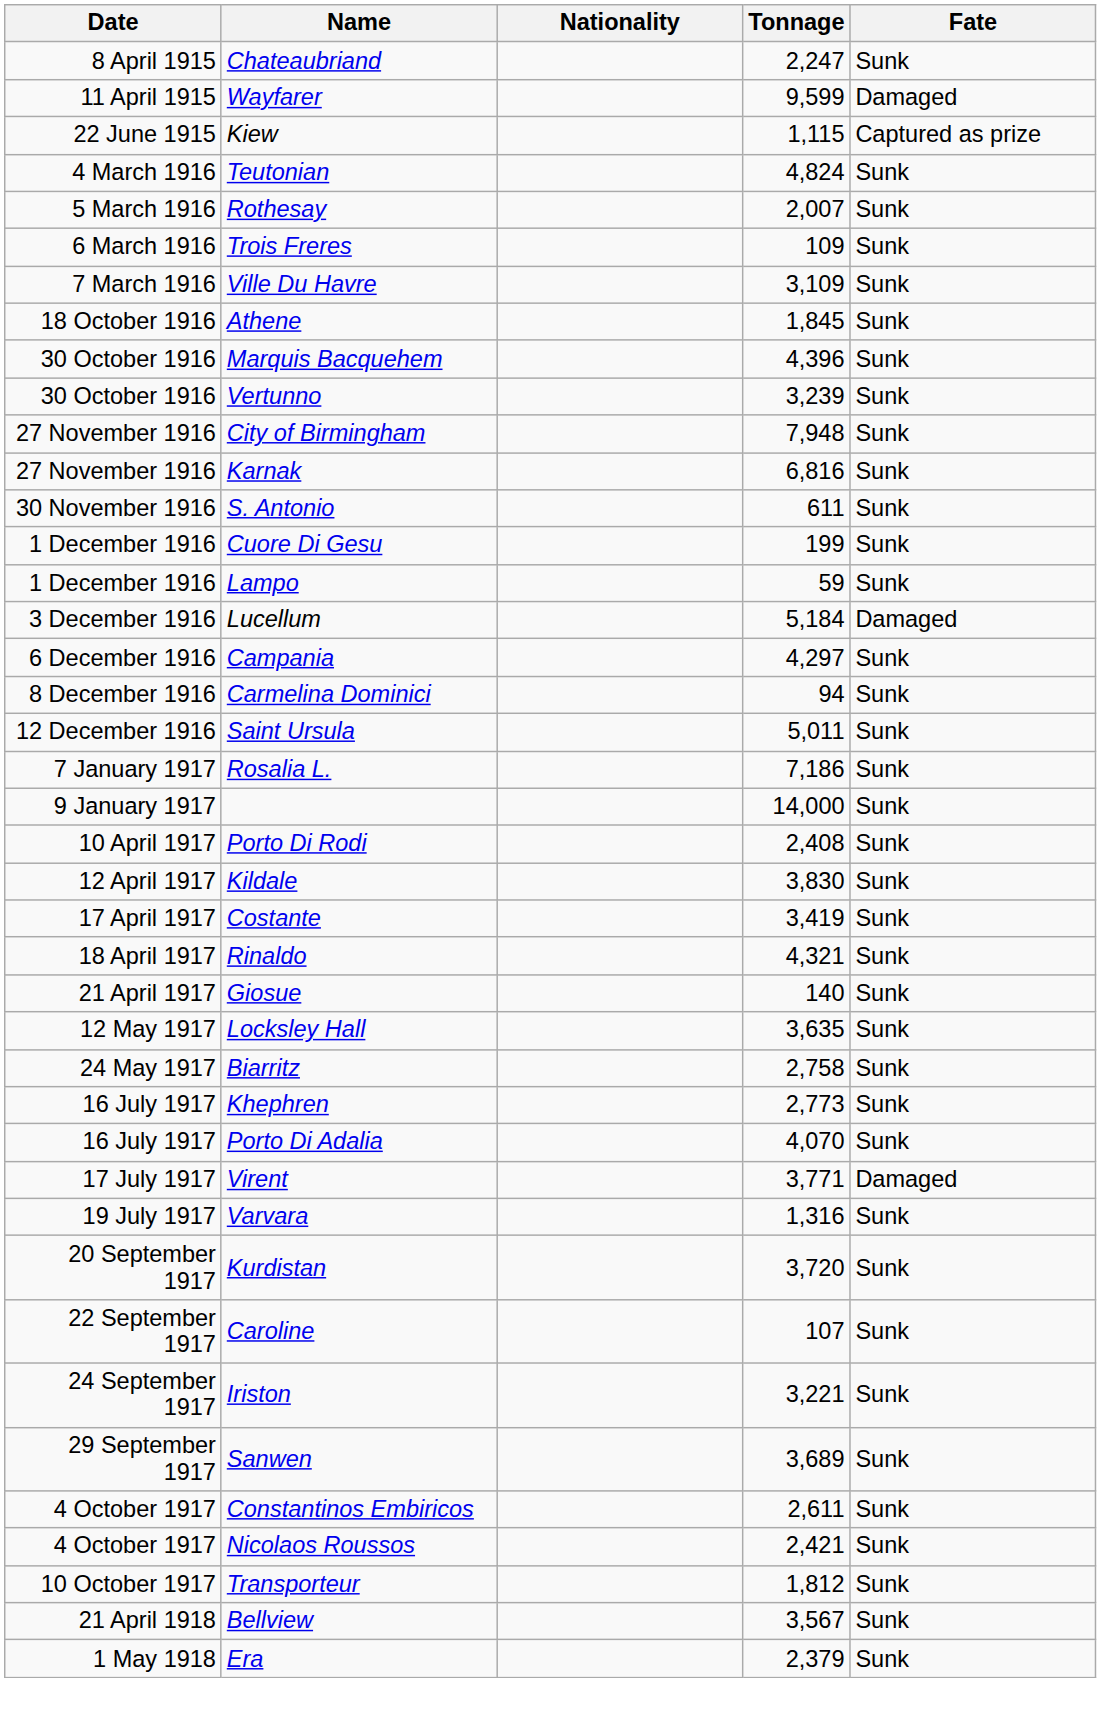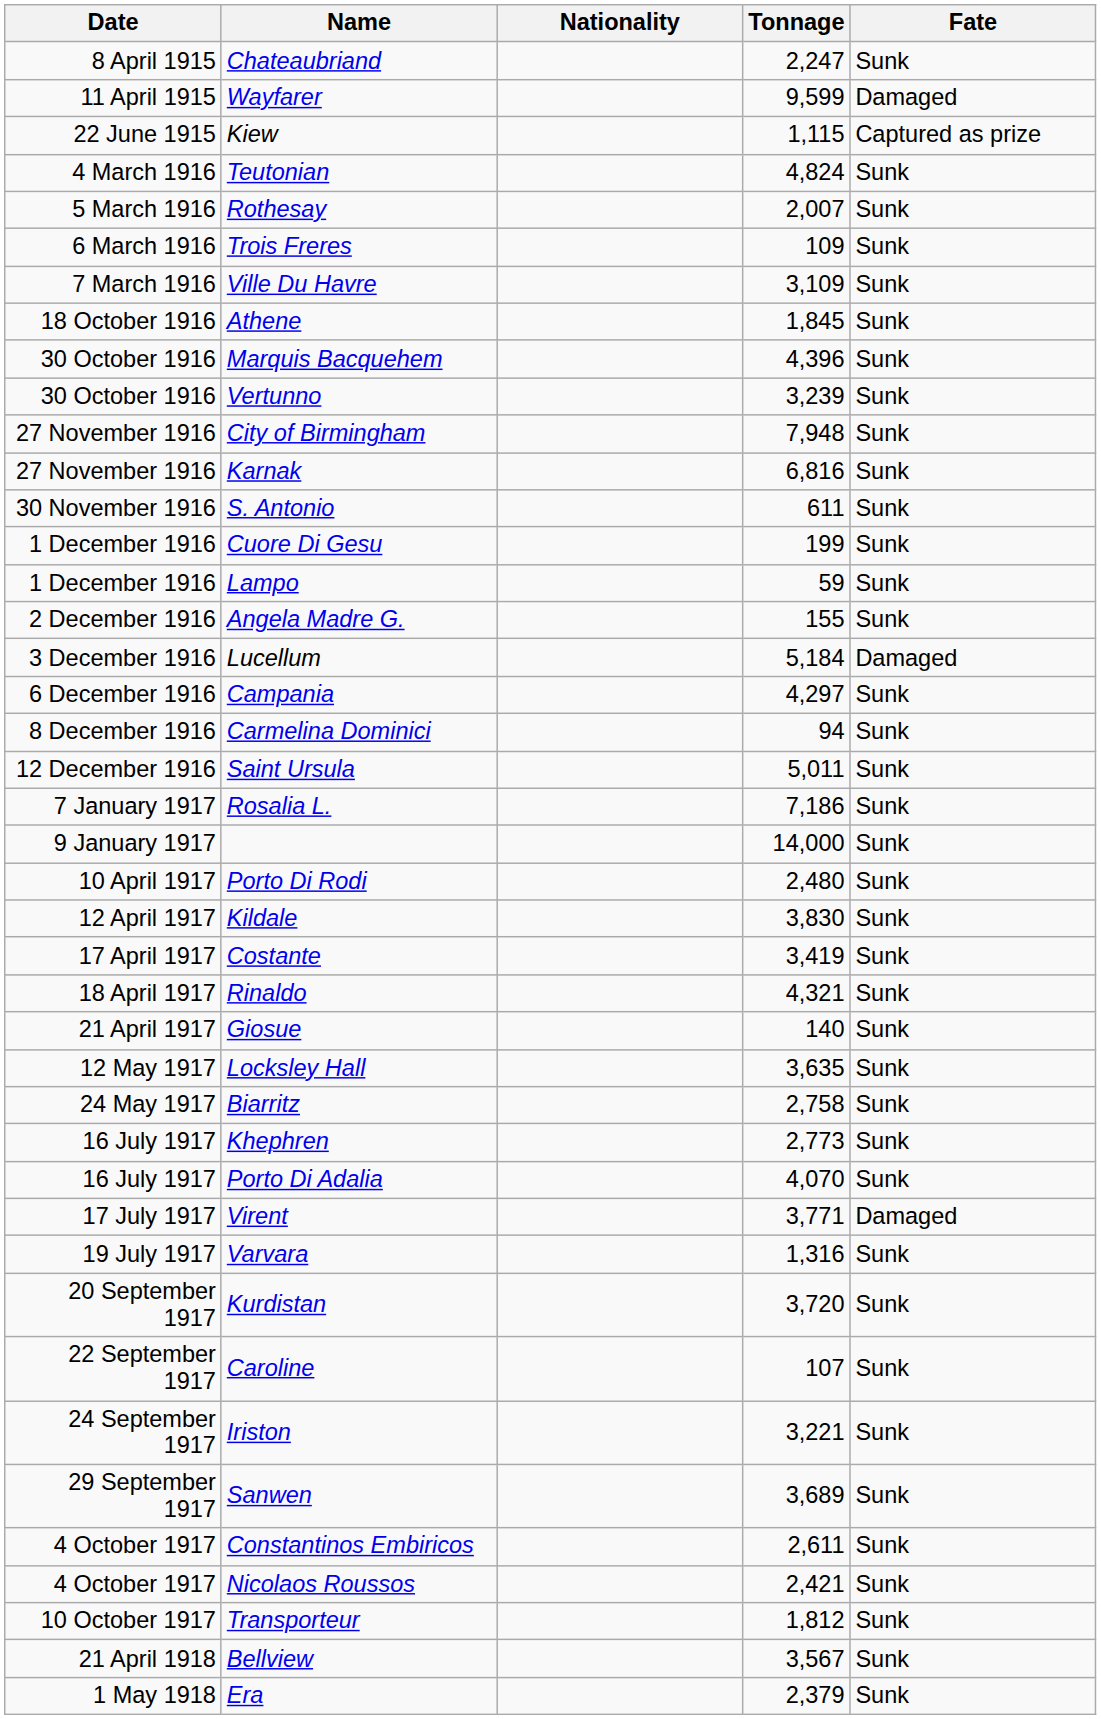+ row: (316, 619)
(815, 843) 2,408 -> (815, 881) 2,480
